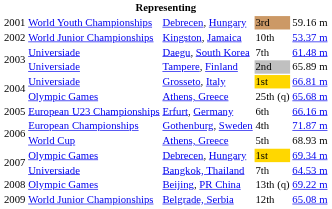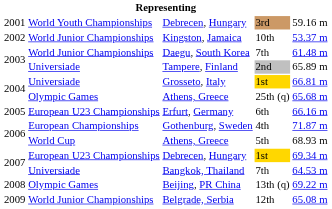(54, 52) Universiade -> (91, 52) World Junior Championships
(63, 155) Olympic Games -> (94, 155) European U23 Championships
